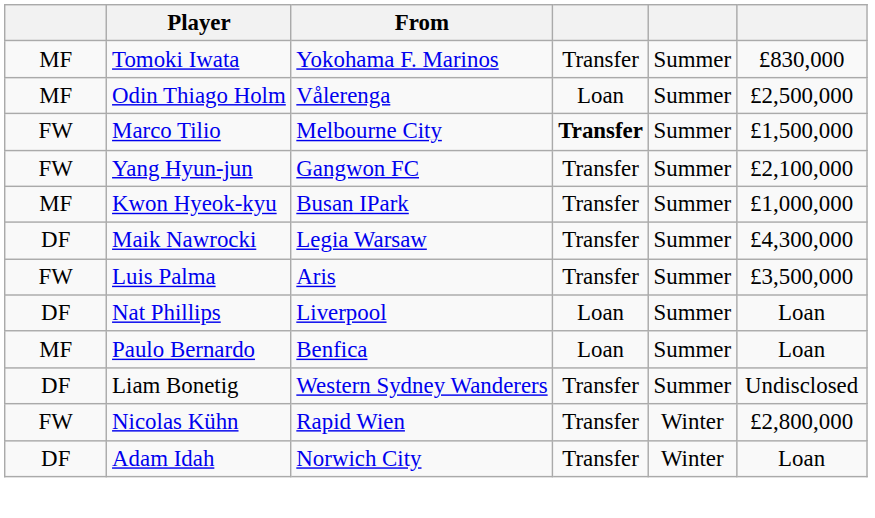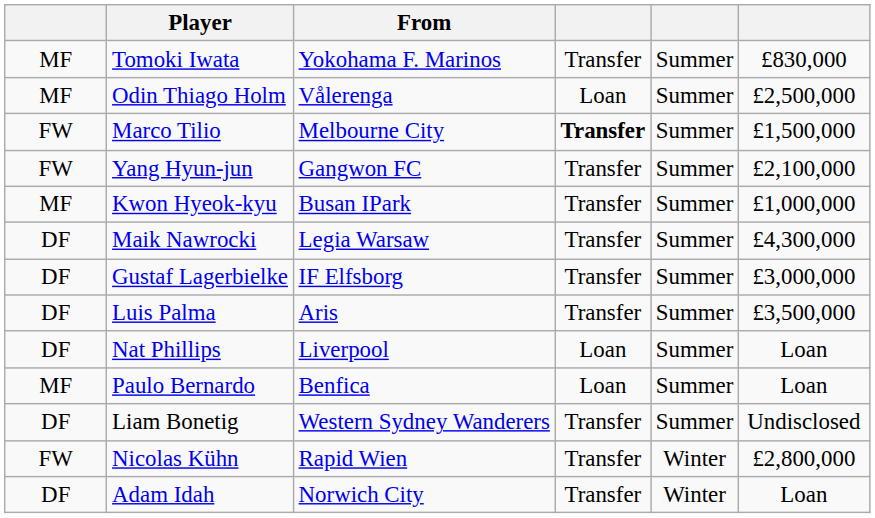+ row: (200, 276)
(56, 276) FW -> (56, 312) DF
